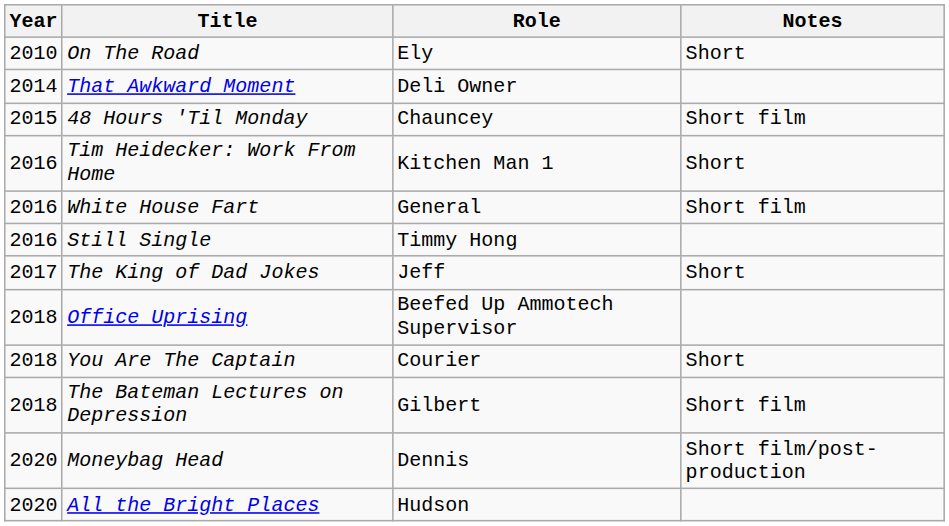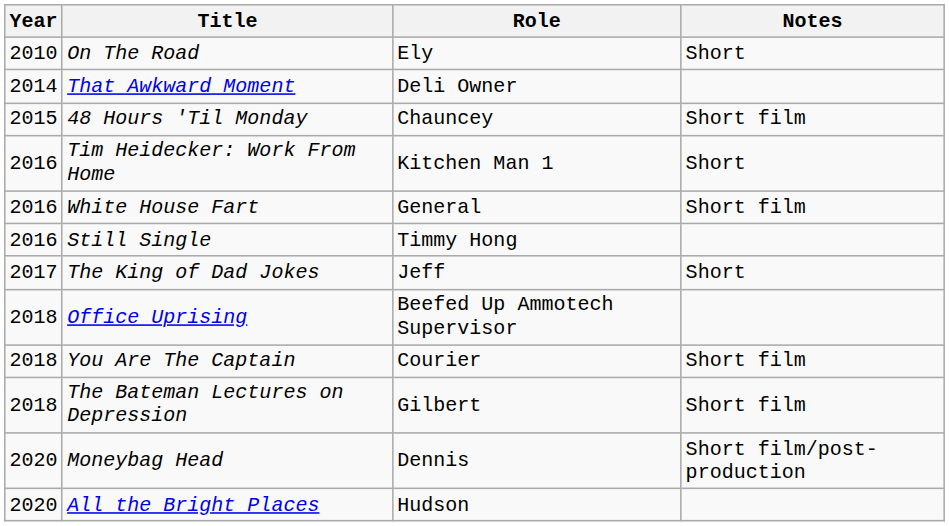(716, 361) Short -> (746, 361) Short film
